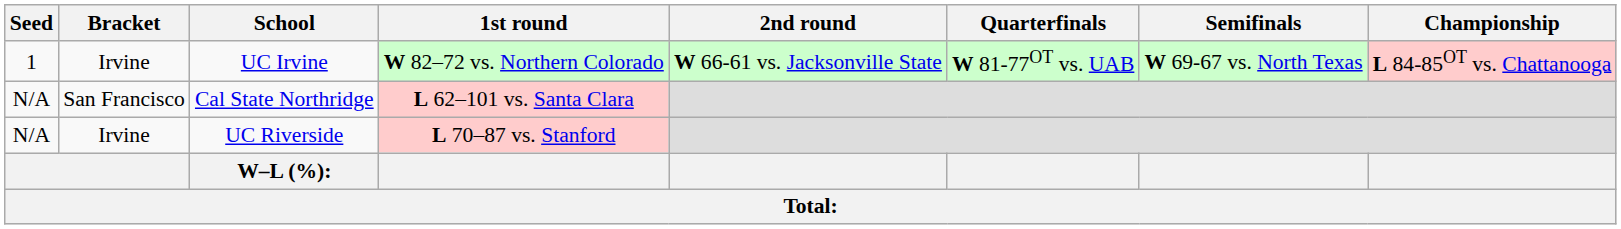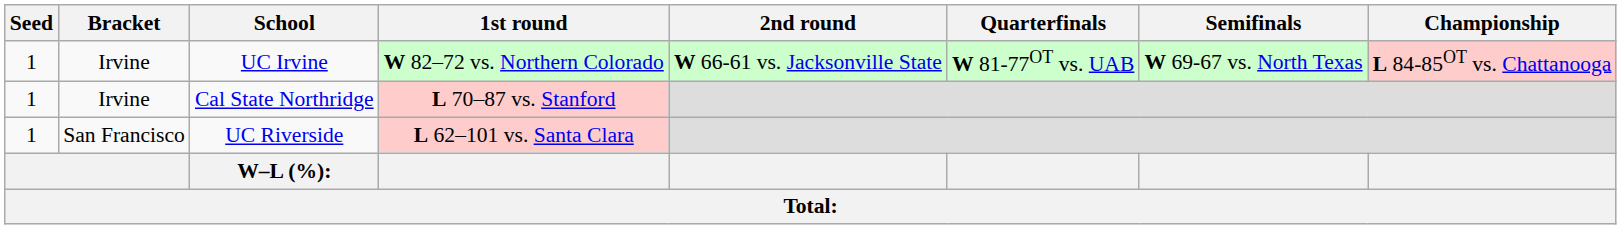(31, 99) N/A -> (31, 99) 1
(124, 99) San Francisco -> (124, 99) Irvine
(524, 99) L 62–101 vs. Santa Clara -> (524, 99) L 70–87 vs. Stanford
(31, 135) N/A -> (31, 135) 1
(124, 135) Irvine -> (124, 135) San Francisco
(524, 135) L 70–87 vs. Stanford -> (524, 135) L 62–101 vs. Santa Clara
